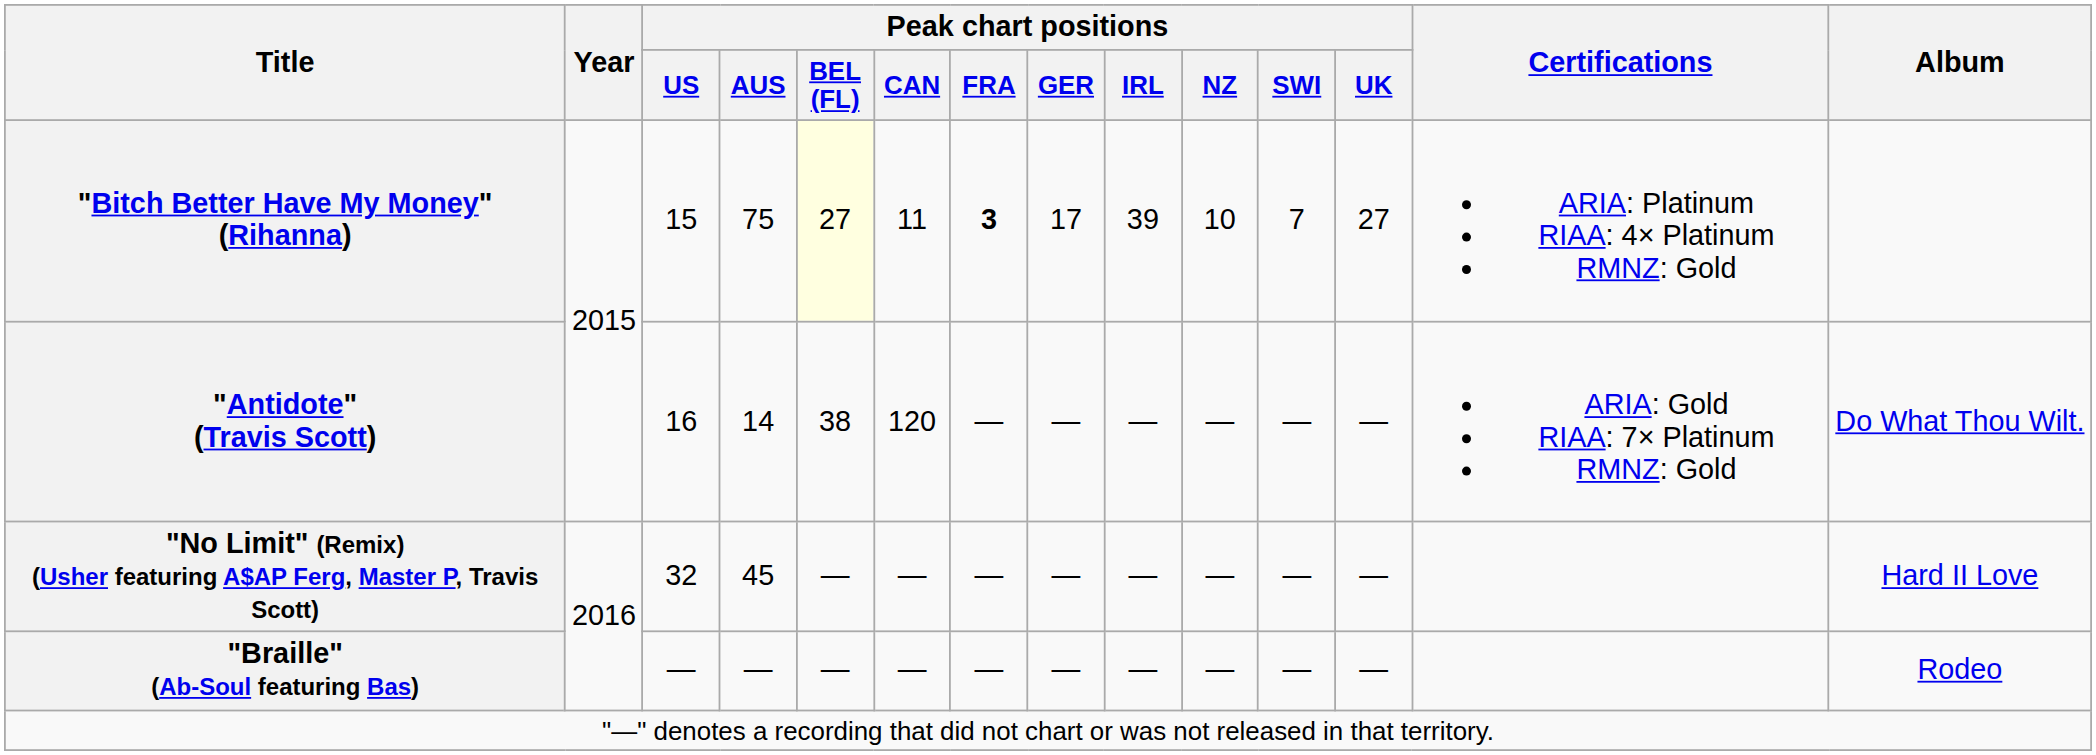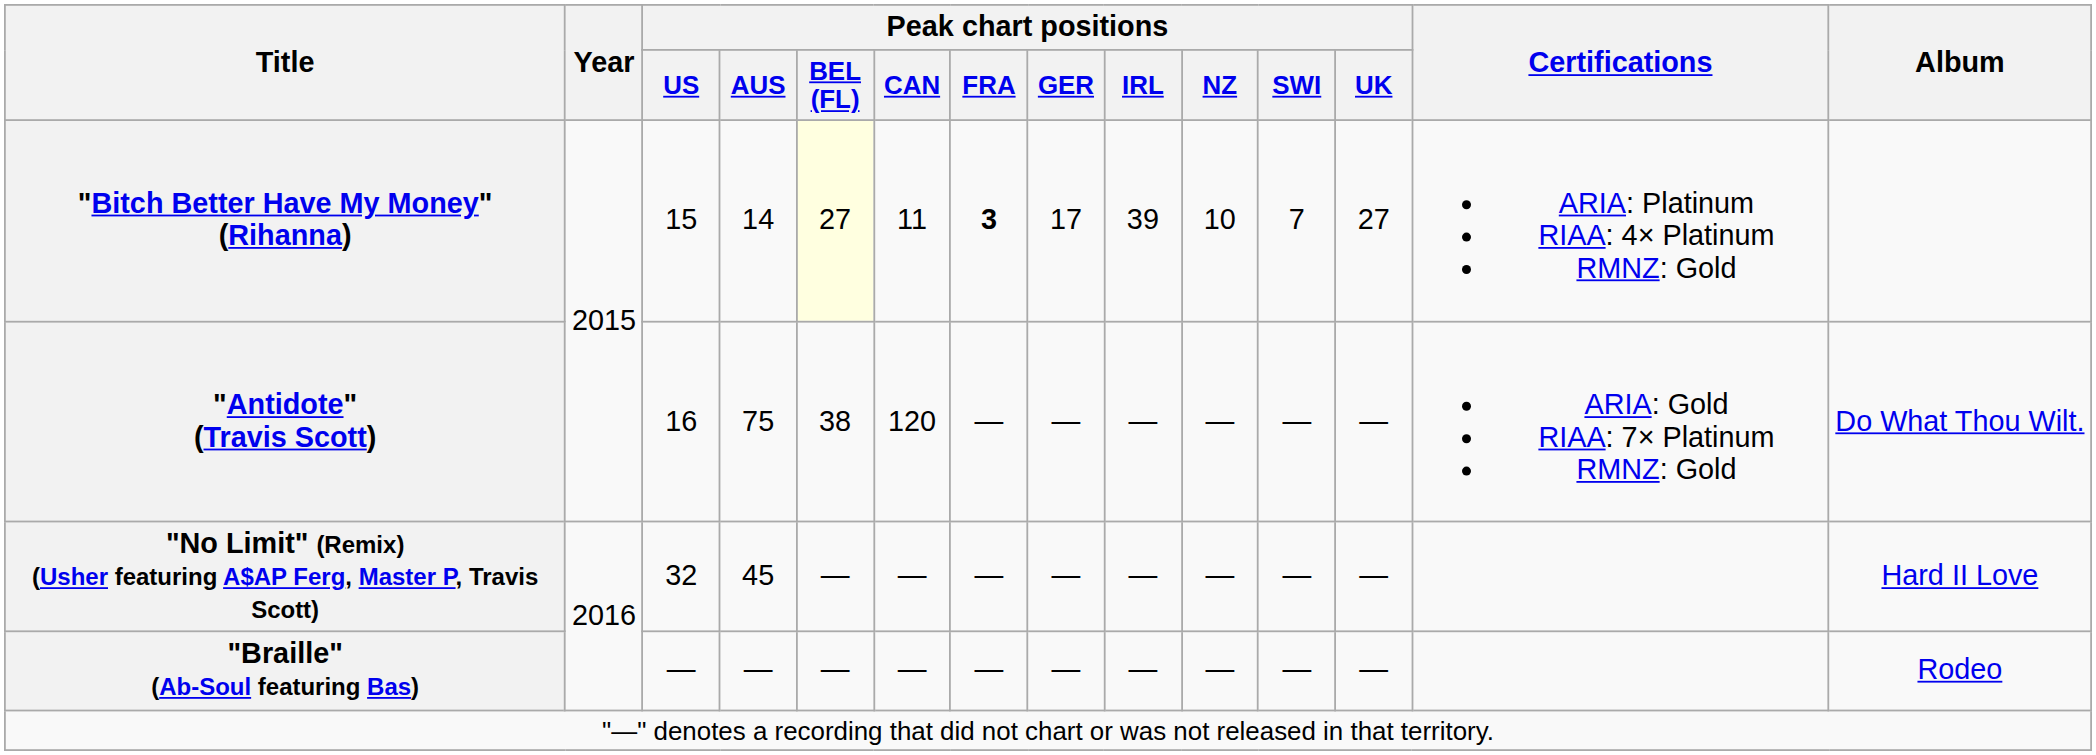(758, 220) 75 -> (758, 220) 14
(758, 420) 14 -> (758, 420) 75
